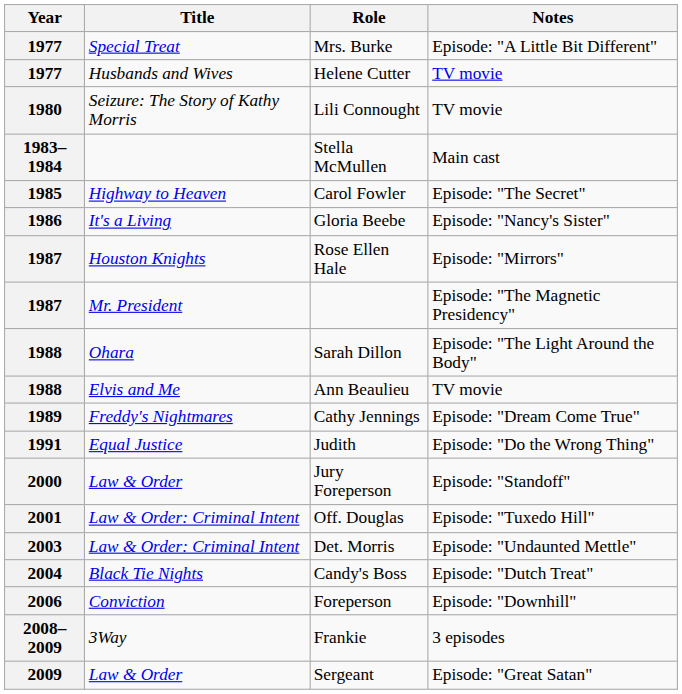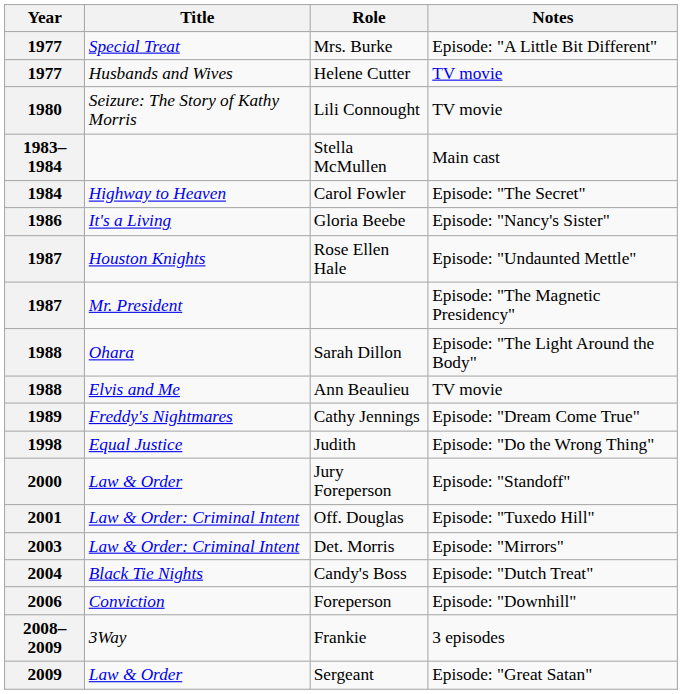(45, 194) 1985 -> (45, 194) 1984
(498, 258) Episode: "Mirrors" -> (534, 258) Episode: "Undaunted Mettle"
(45, 444) 1991 -> (45, 444) 1998
(534, 545) Episode: "Undaunted Mettle" -> (498, 545) Episode: "Mirrors"
